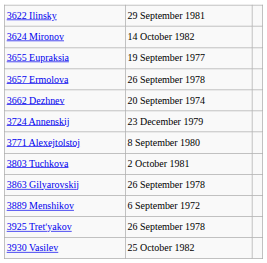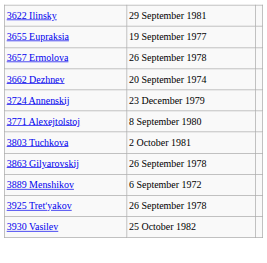- row: (35, 36)
